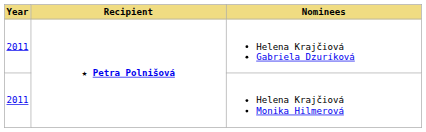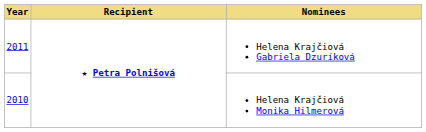(17, 100) 2011 -> (17, 100) 2010
